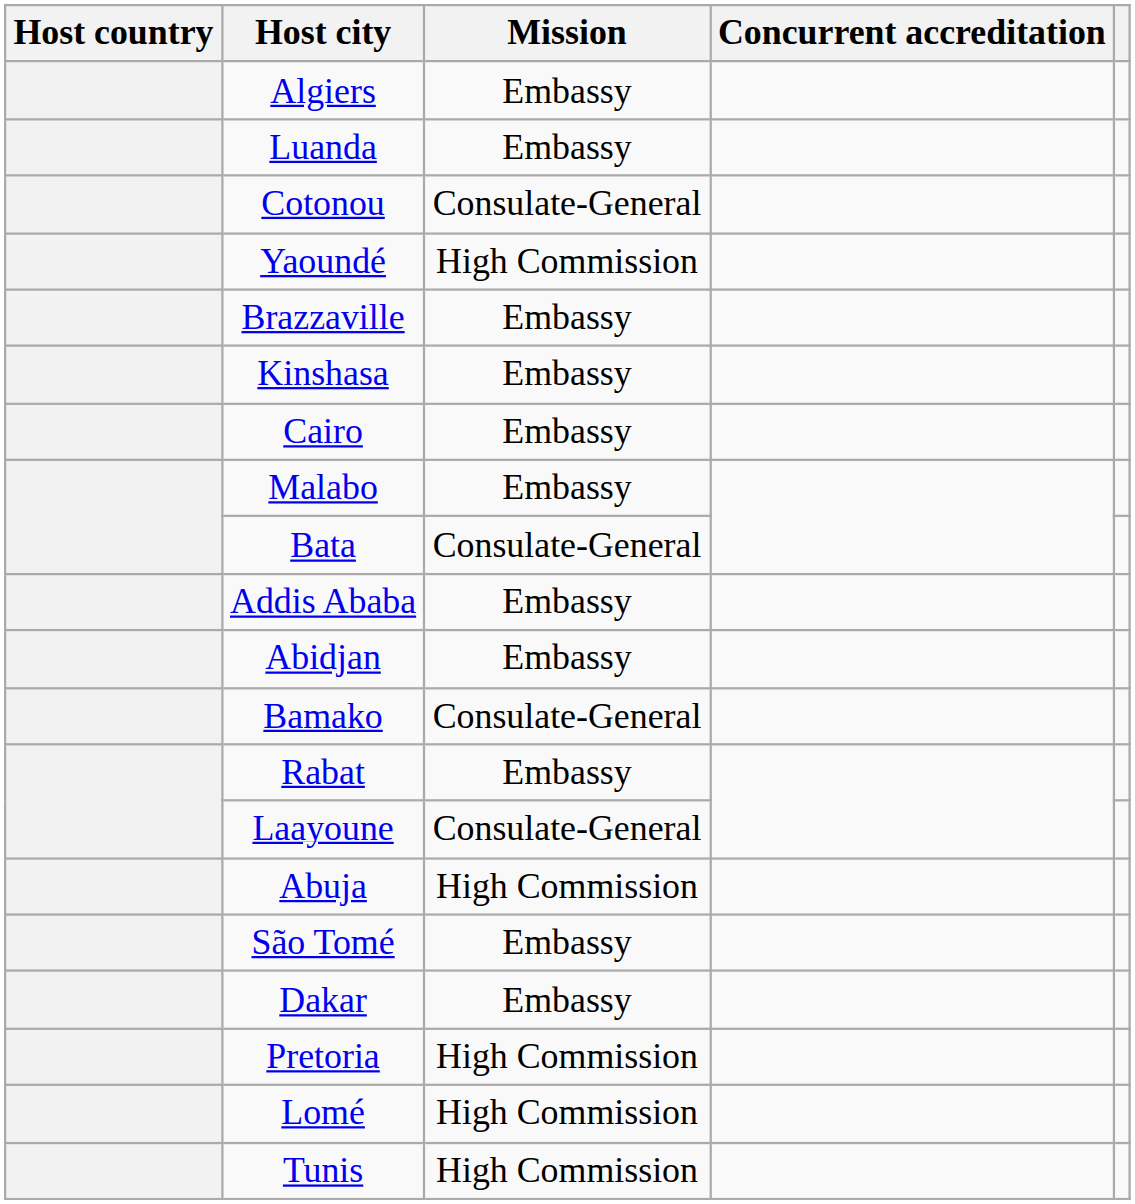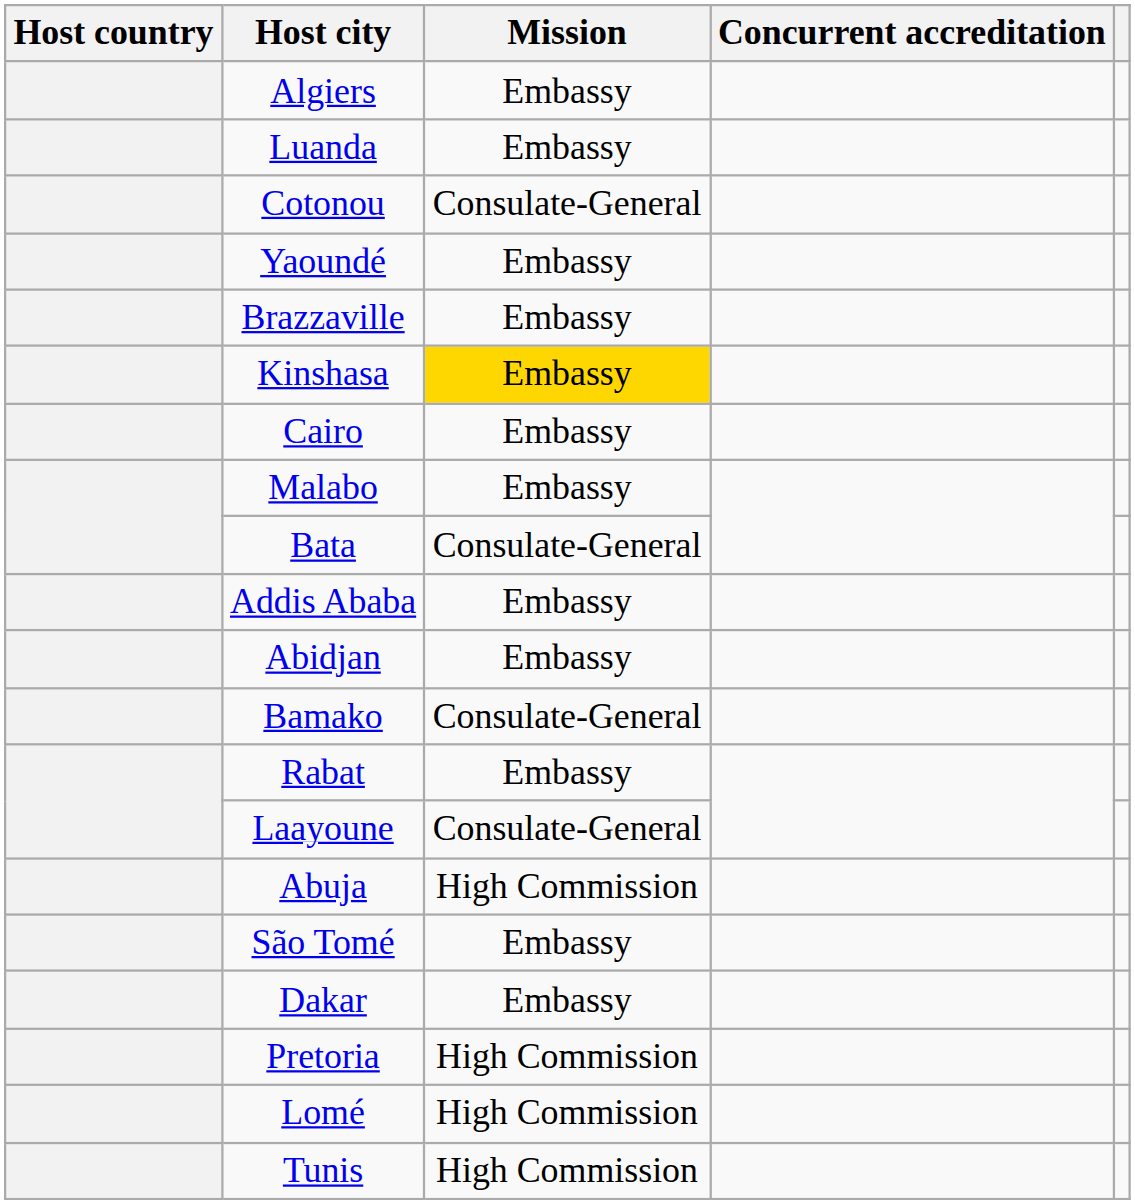(567, 260) High Commission -> (567, 260) Embassy
(567, 373) no background -> (567, 373) gold background
